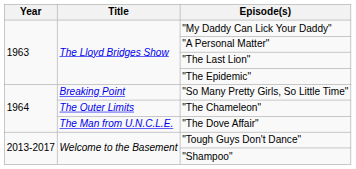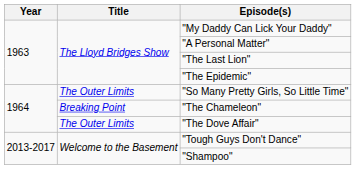(92, 92) Breaking Point -> (97, 92) The Outer Limits
(97, 108) The Outer Limits -> (92, 108) Breaking Point
(116, 124) The Man from U.N.C.L.E. -> (97, 124) The Outer Limits
